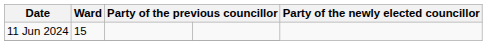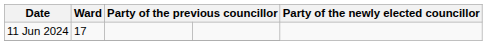(80, 31) 15 -> (80, 31) 17
